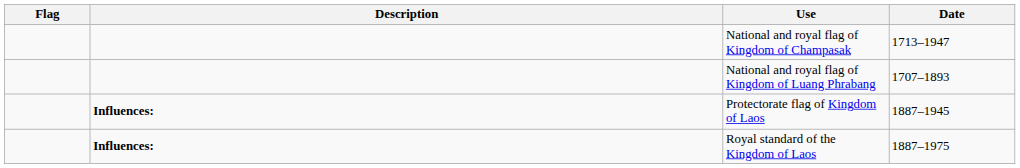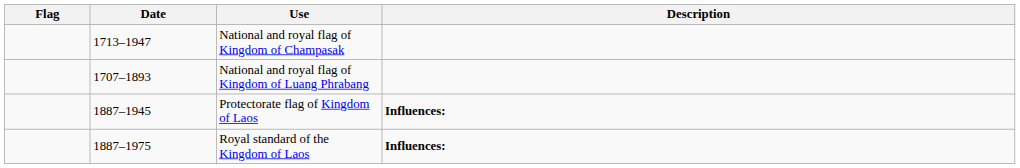columns swapped: (952, 14) <-> (407, 14)
